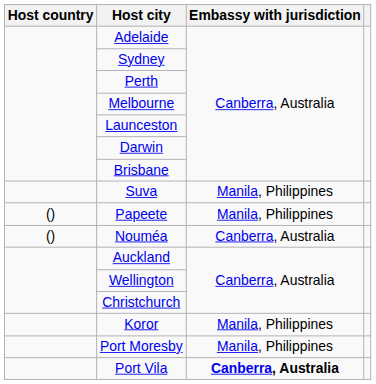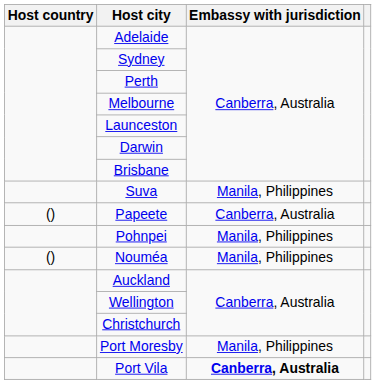(275, 214) Manila, Philippines -> (275, 214) Canberra, Australia
+ row: (141, 236)
(275, 236) Canberra, Australia -> (275, 258) Manila, Philippines
- row: (141, 324)
